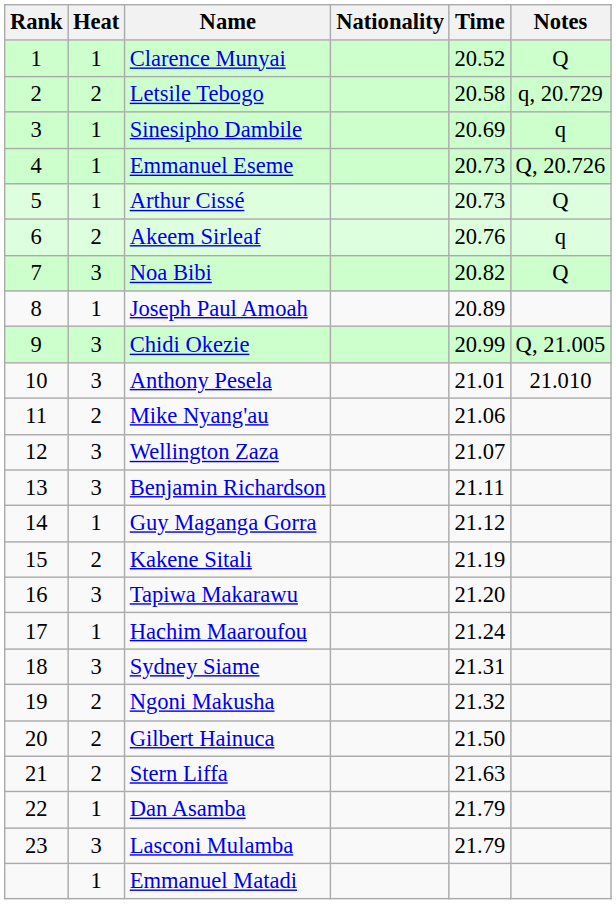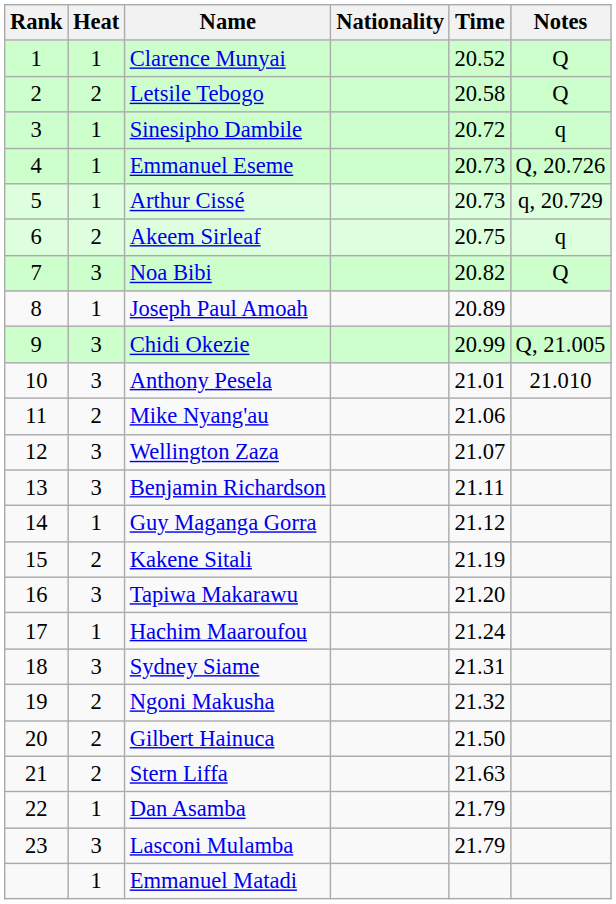(560, 93) q, 20.729 -> (560, 93) Q
(480, 129) 20.69 -> (480, 129) 20.72
(560, 201) Q -> (560, 201) q, 20.729
(480, 237) 20.76 -> (480, 237) 20.75
